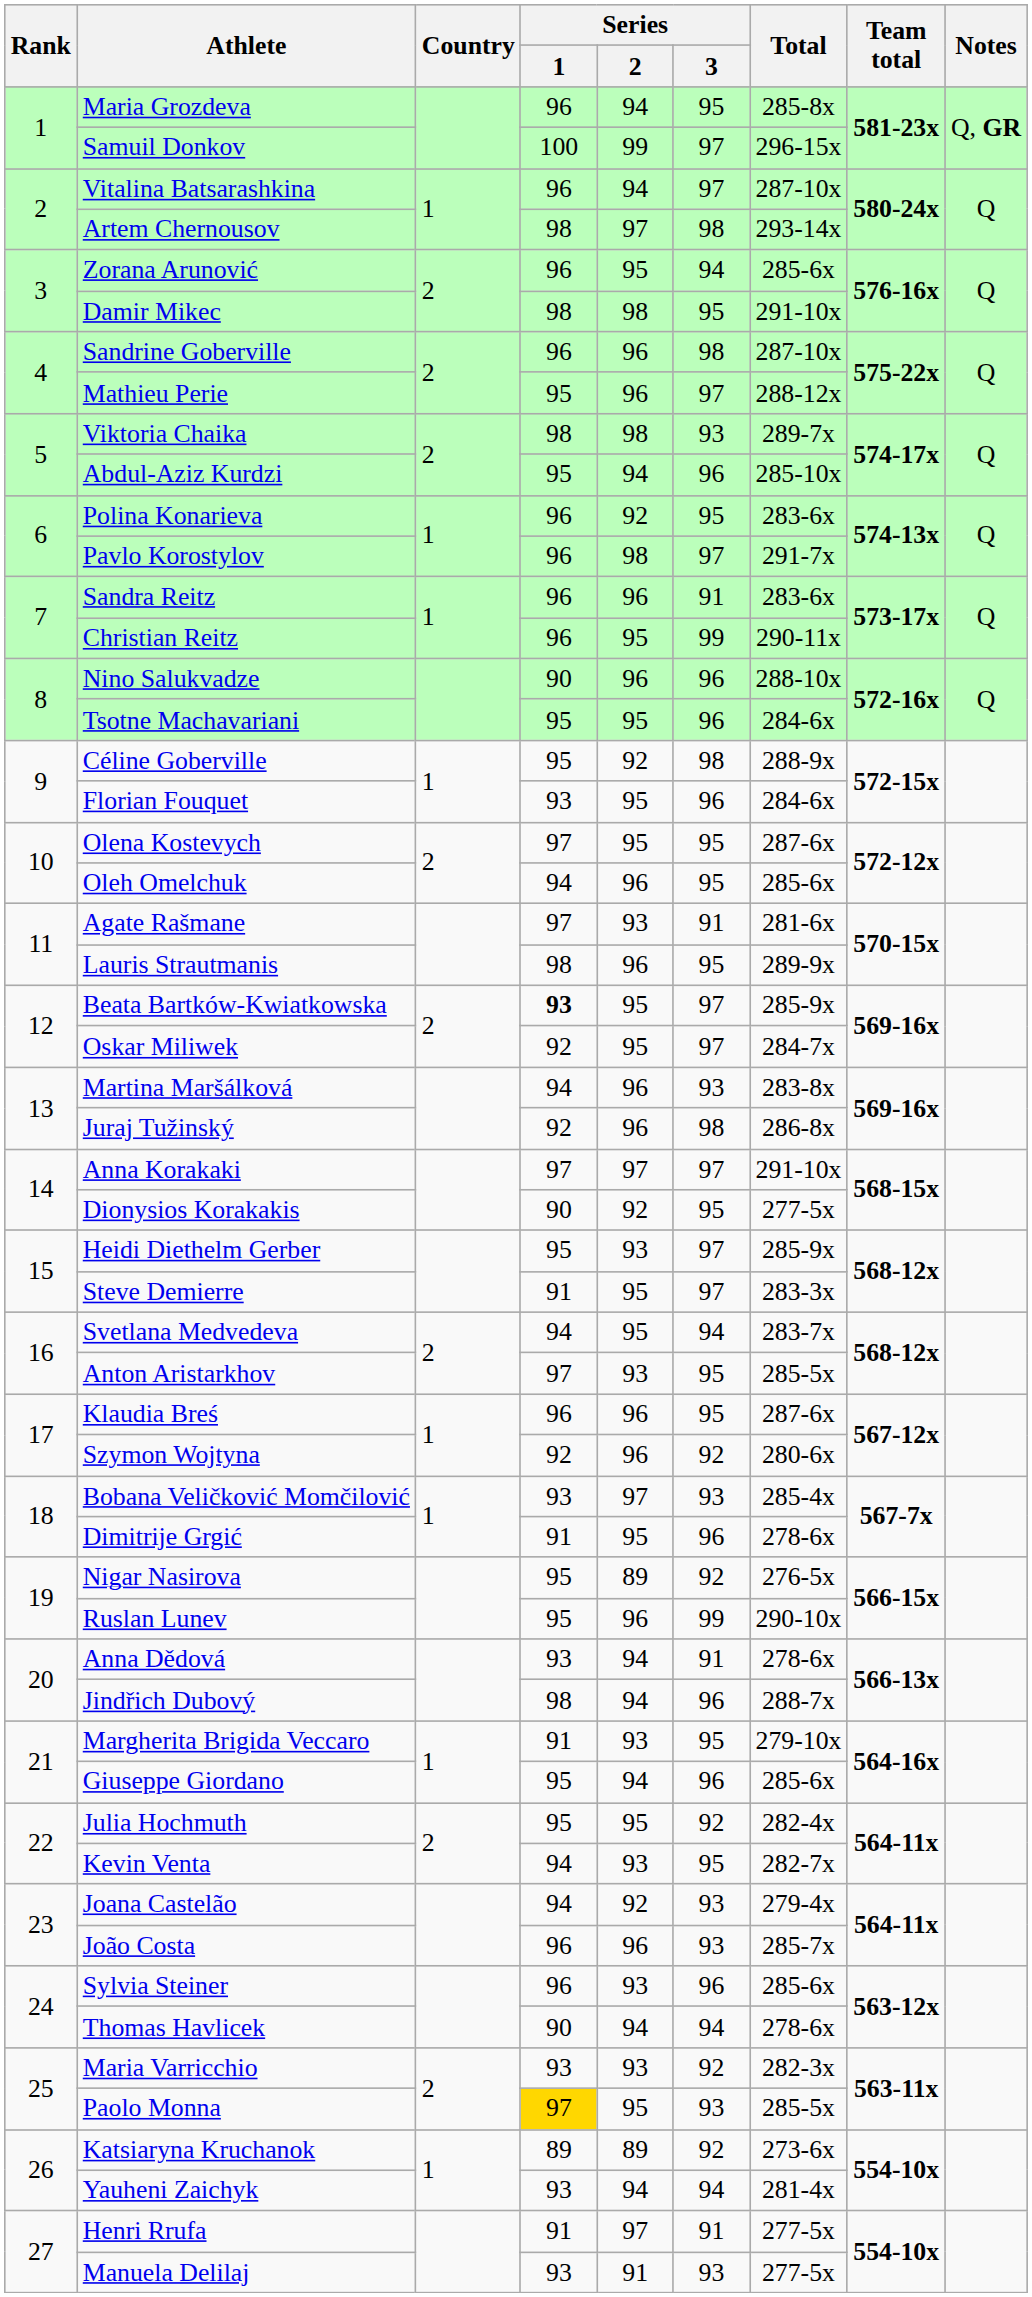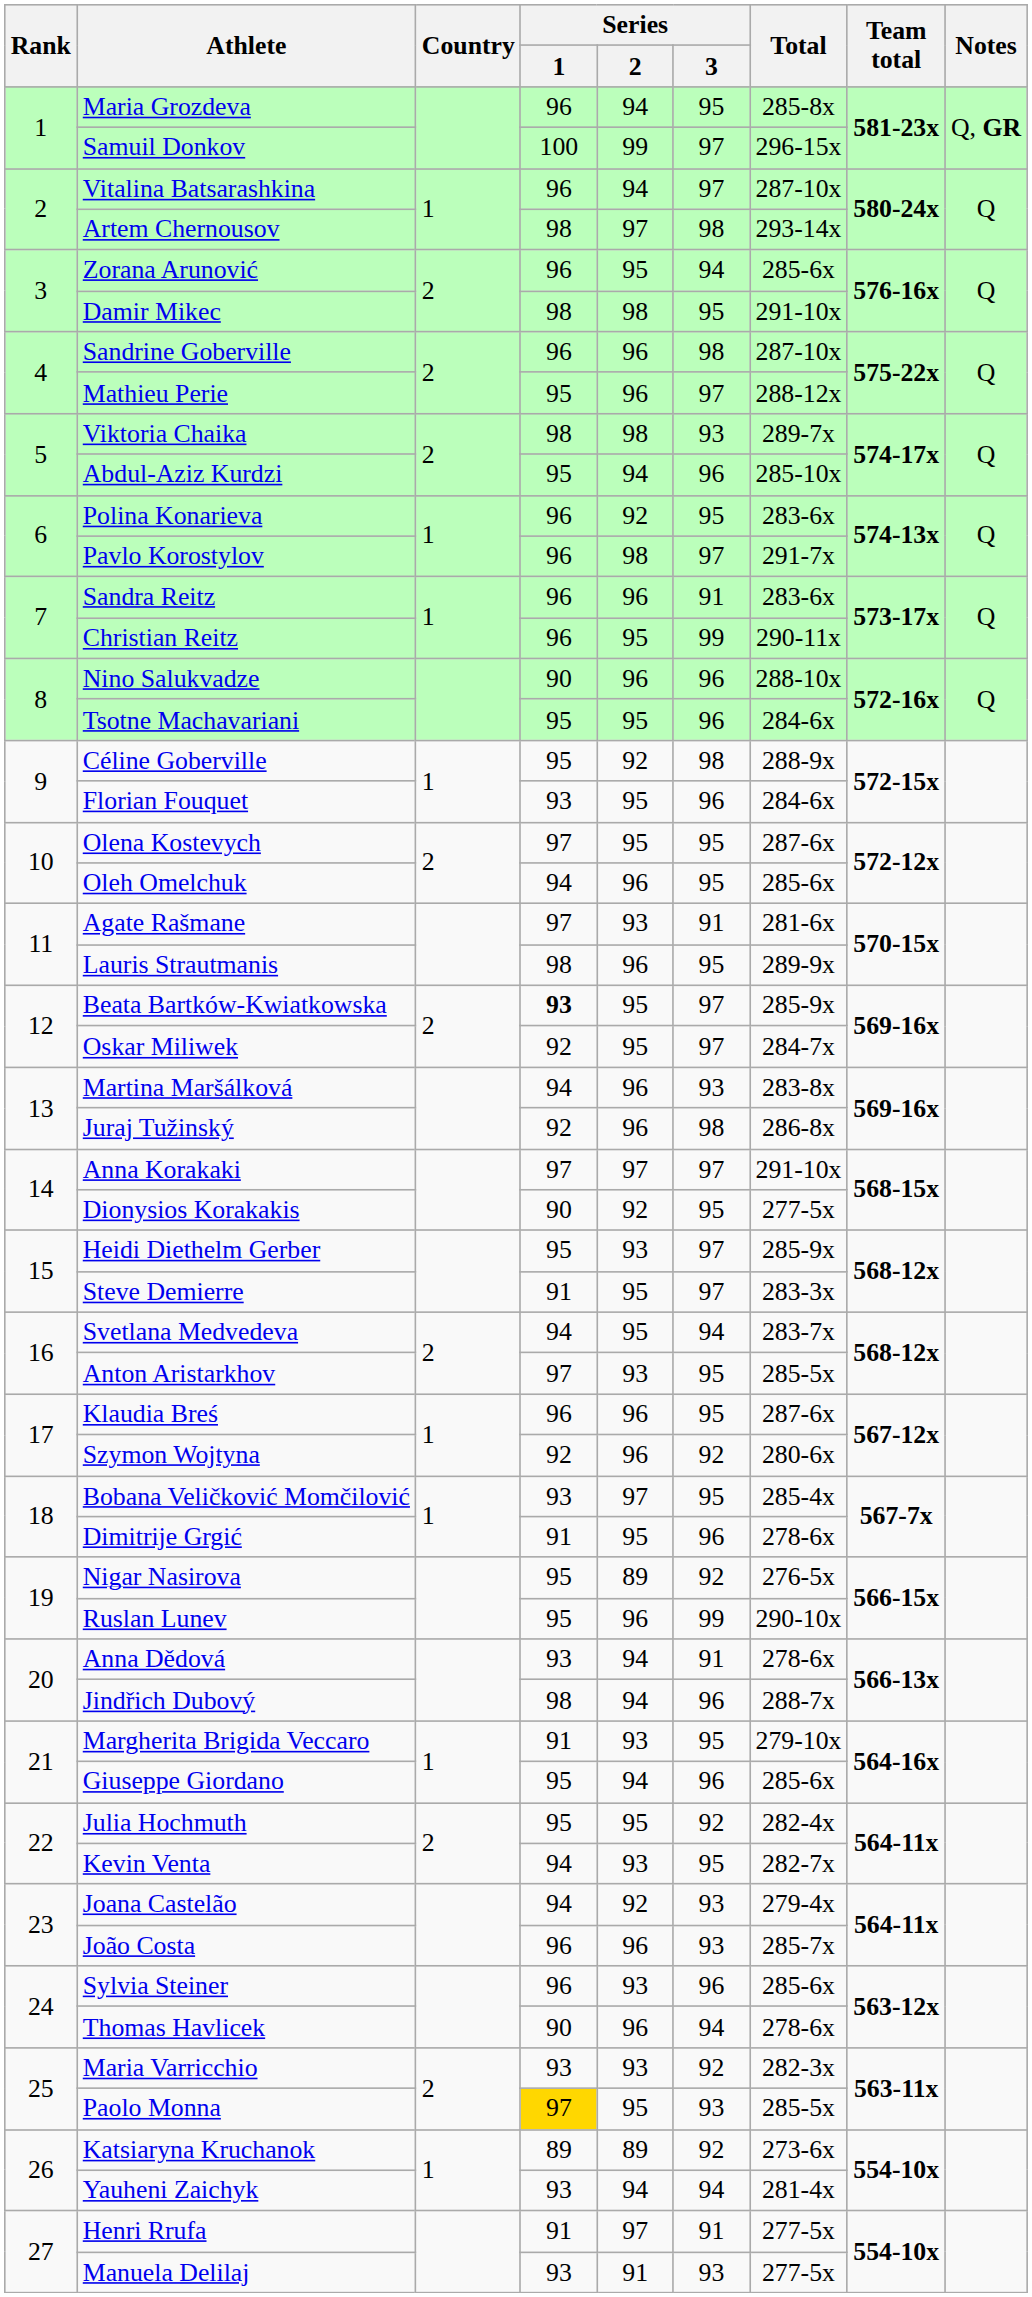(711, 1495) 93 -> (711, 1495) 95
(635, 2026) 94 -> (635, 2026) 96
